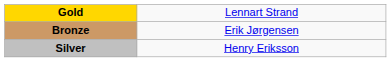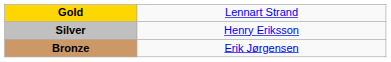rows swapped: (71, 48) <-> (71, 30)
